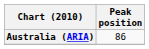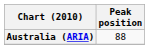(120, 37) 86 -> (120, 37) 88
